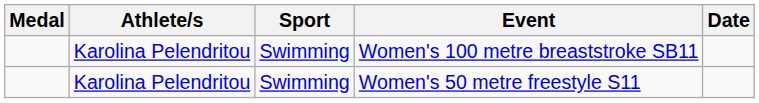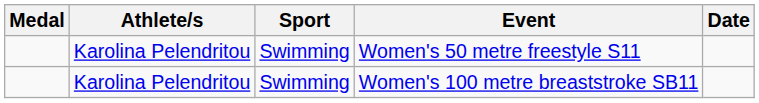rows swapped: (500, 82) <-> (529, 51)
